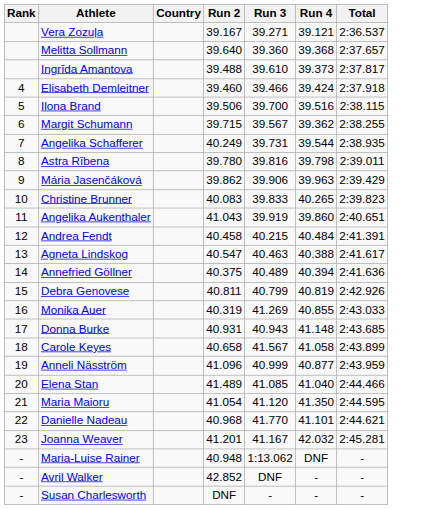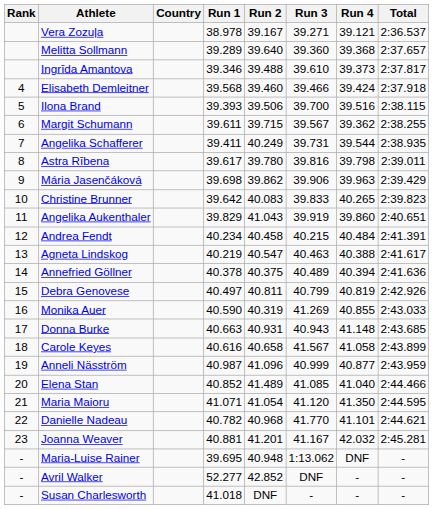+ column: (224, 13)
